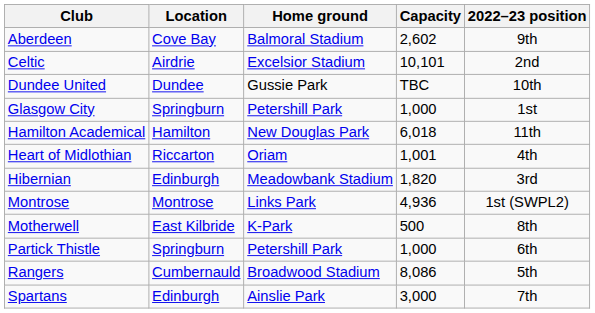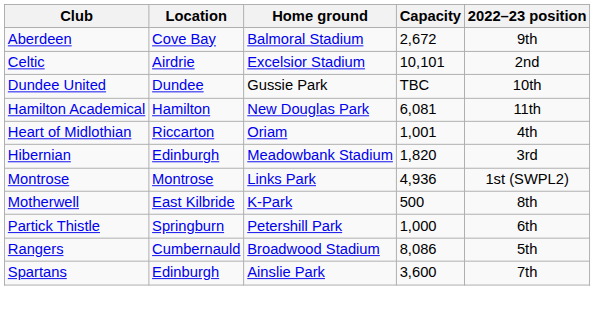(418, 39) 2,602 -> (418, 39) 2,672
- row: (51, 109)
(418, 132) 6,018 -> (418, 109) 6,081
(418, 296) 3,000 -> (418, 272) 3,600
